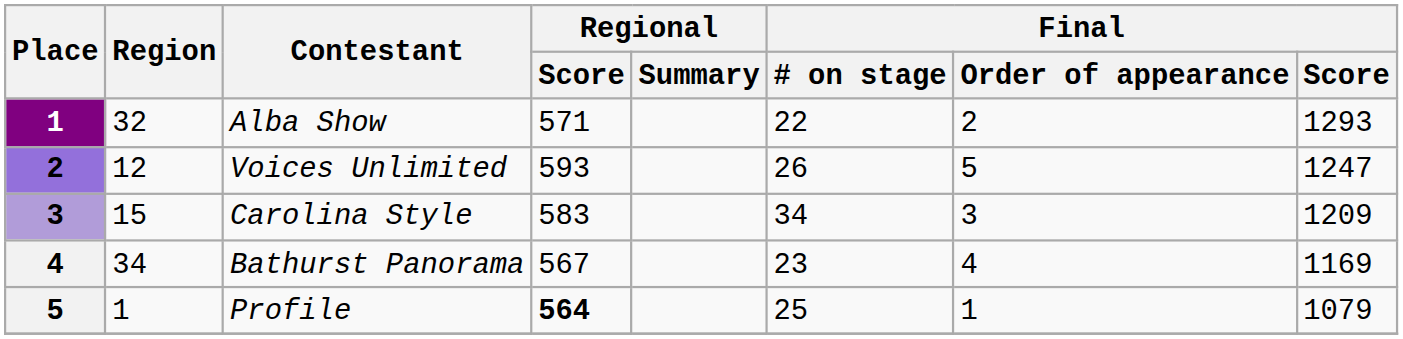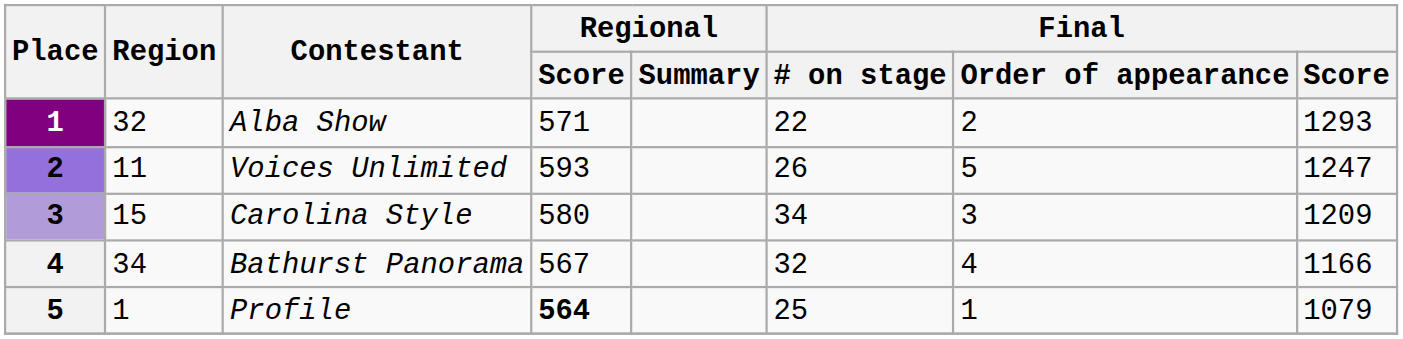(130, 170) 12 -> (130, 170) 11
(564, 217) 583 -> (564, 217) 580
(791, 264) 23 -> (791, 264) 32
(1338, 264) 1169 -> (1338, 264) 1166
